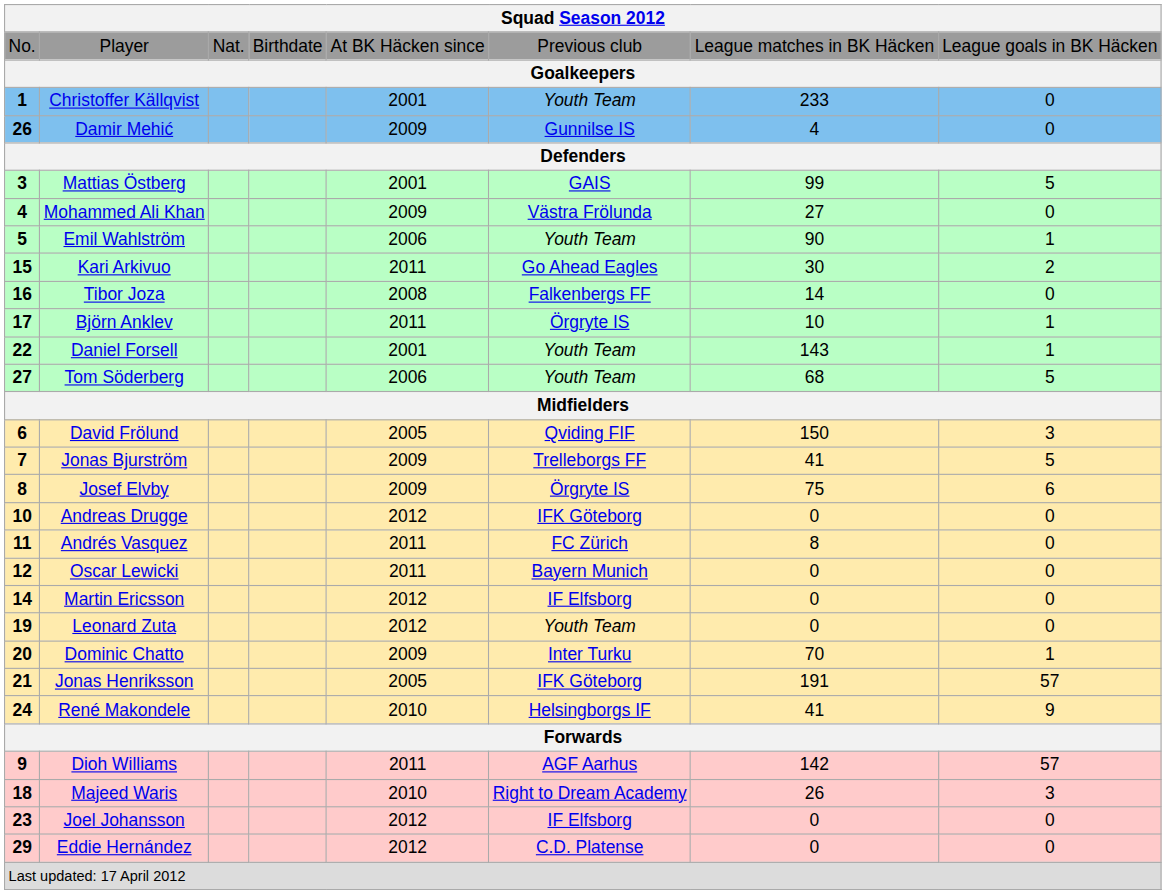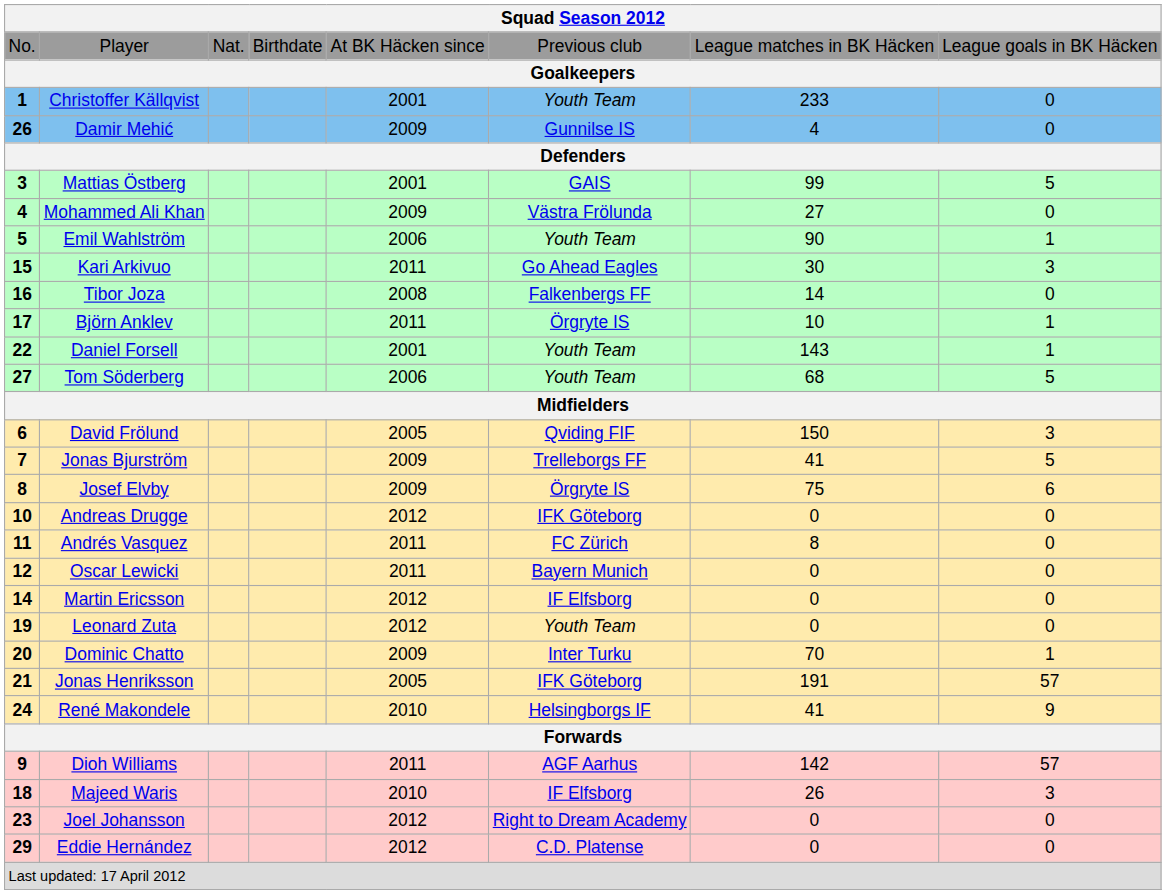(1050, 267) 2 -> (1050, 267) 3
(590, 792) Right to Dream Academy -> (590, 792) IF Elfsborg
(590, 820) IF Elfsborg -> (590, 820) Right to Dream Academy
